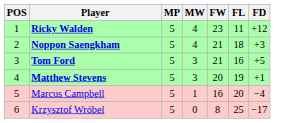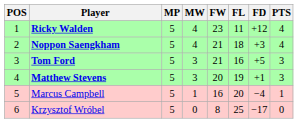+ column: (281, 12)
